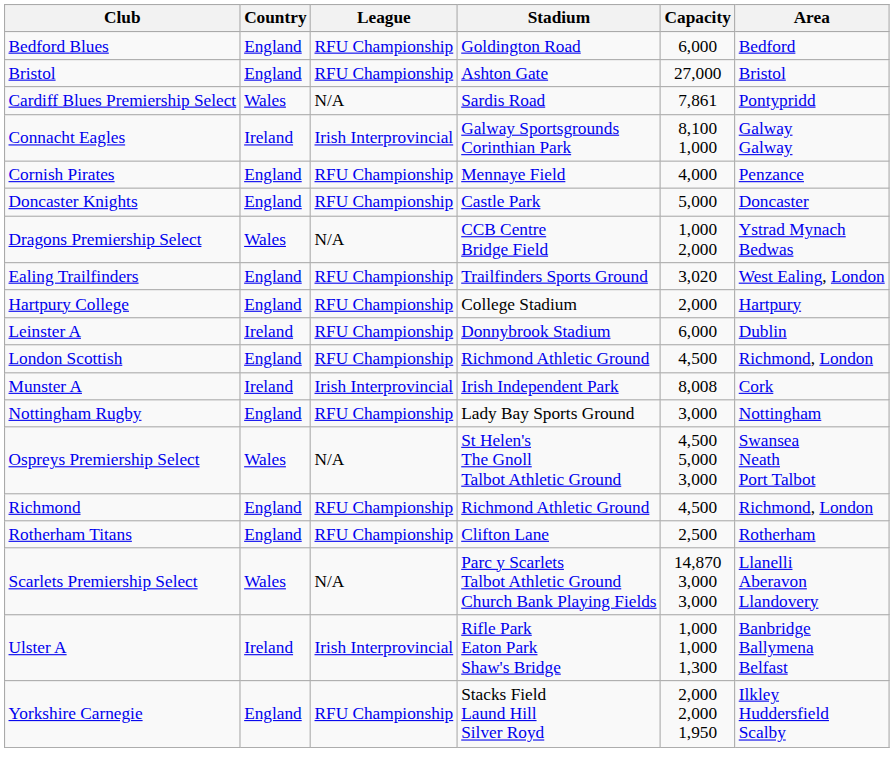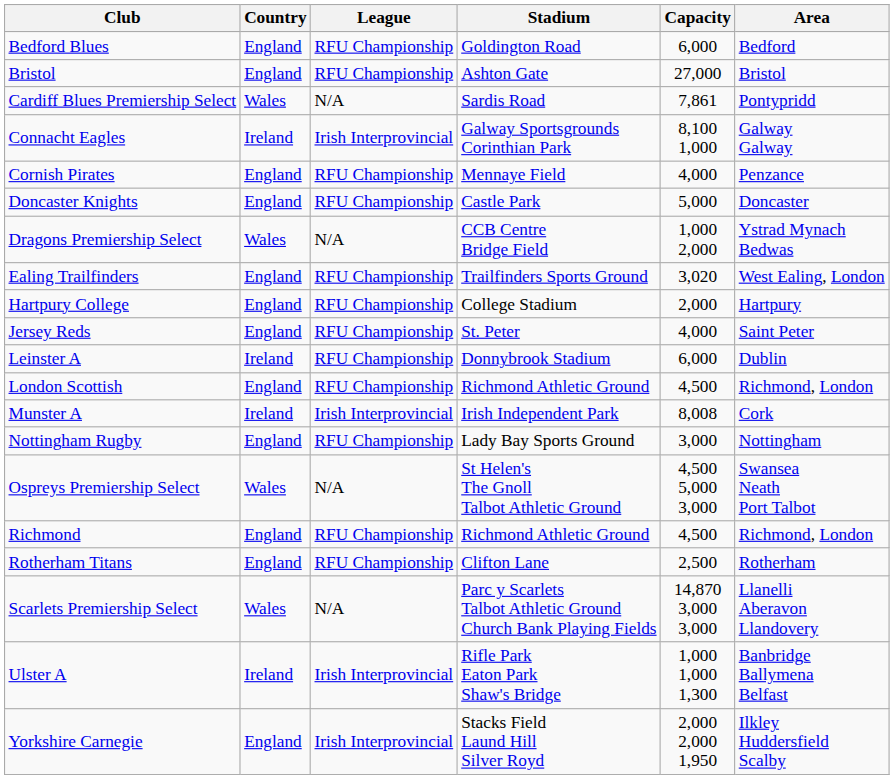+ row: (50, 331)
(384, 713) RFU Championship -> (384, 741) Irish Interprovincial
